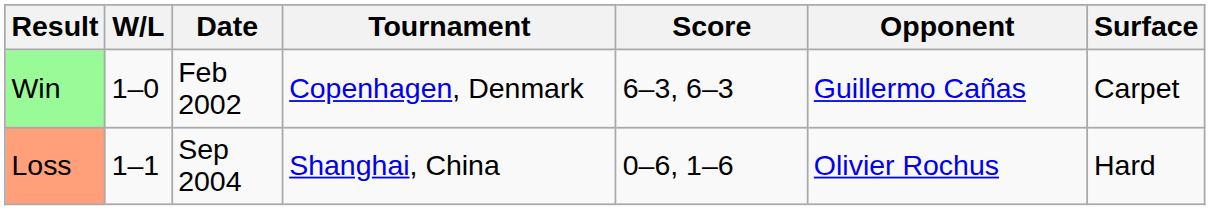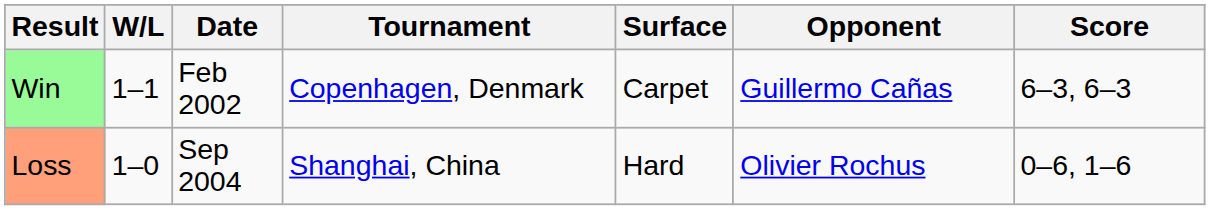columns swapped: (1146, 27) <-> (712, 27)
(135, 88) 1–0 -> (135, 88) 1–1
(135, 165) 1–1 -> (135, 165) 1–0
